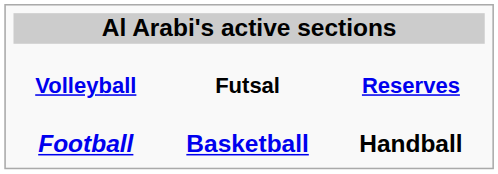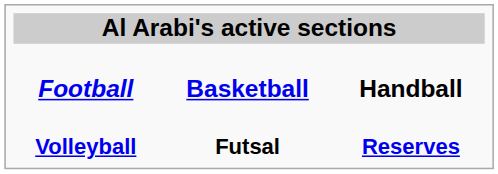rows swapped: (86, 144) <-> (86, 85)
